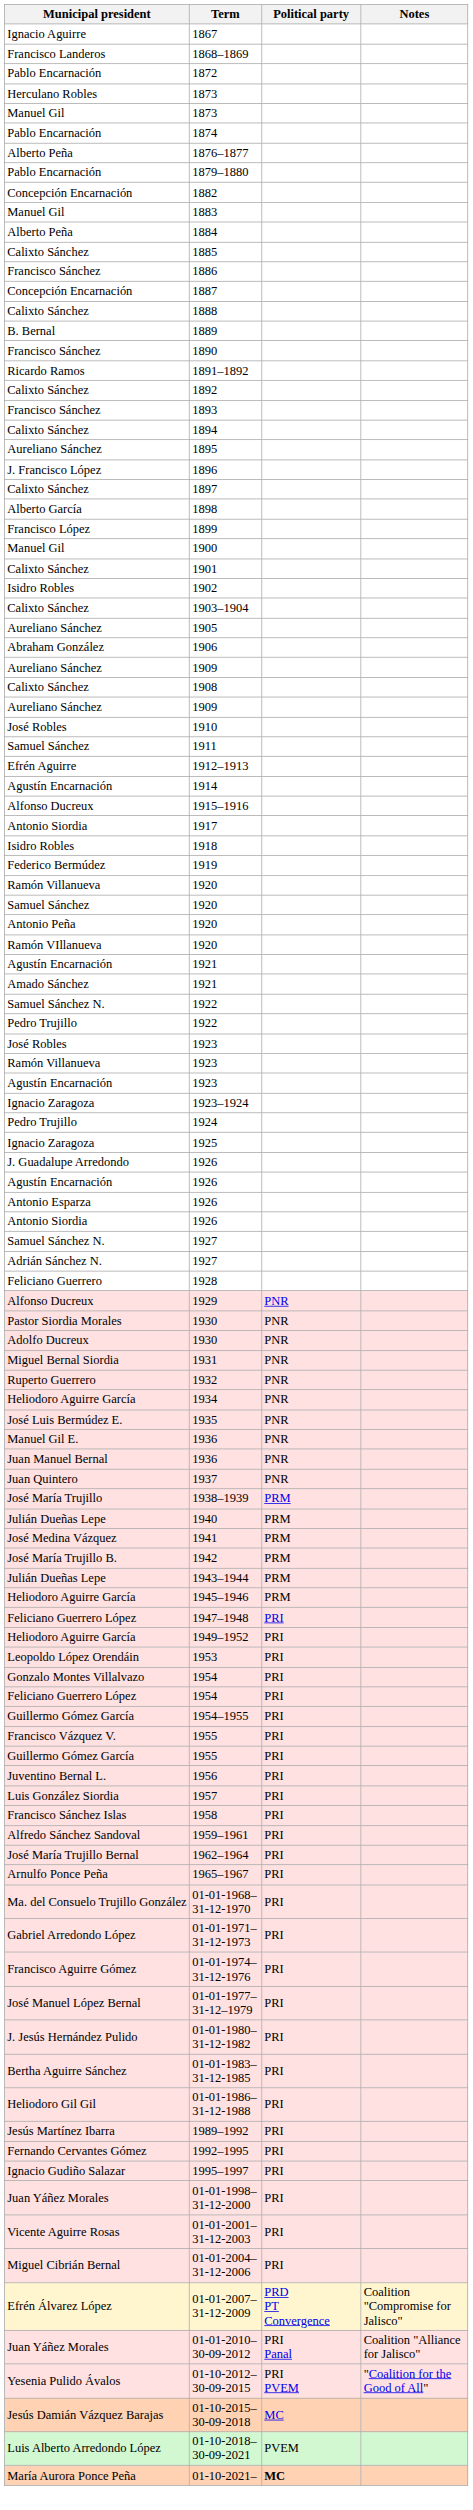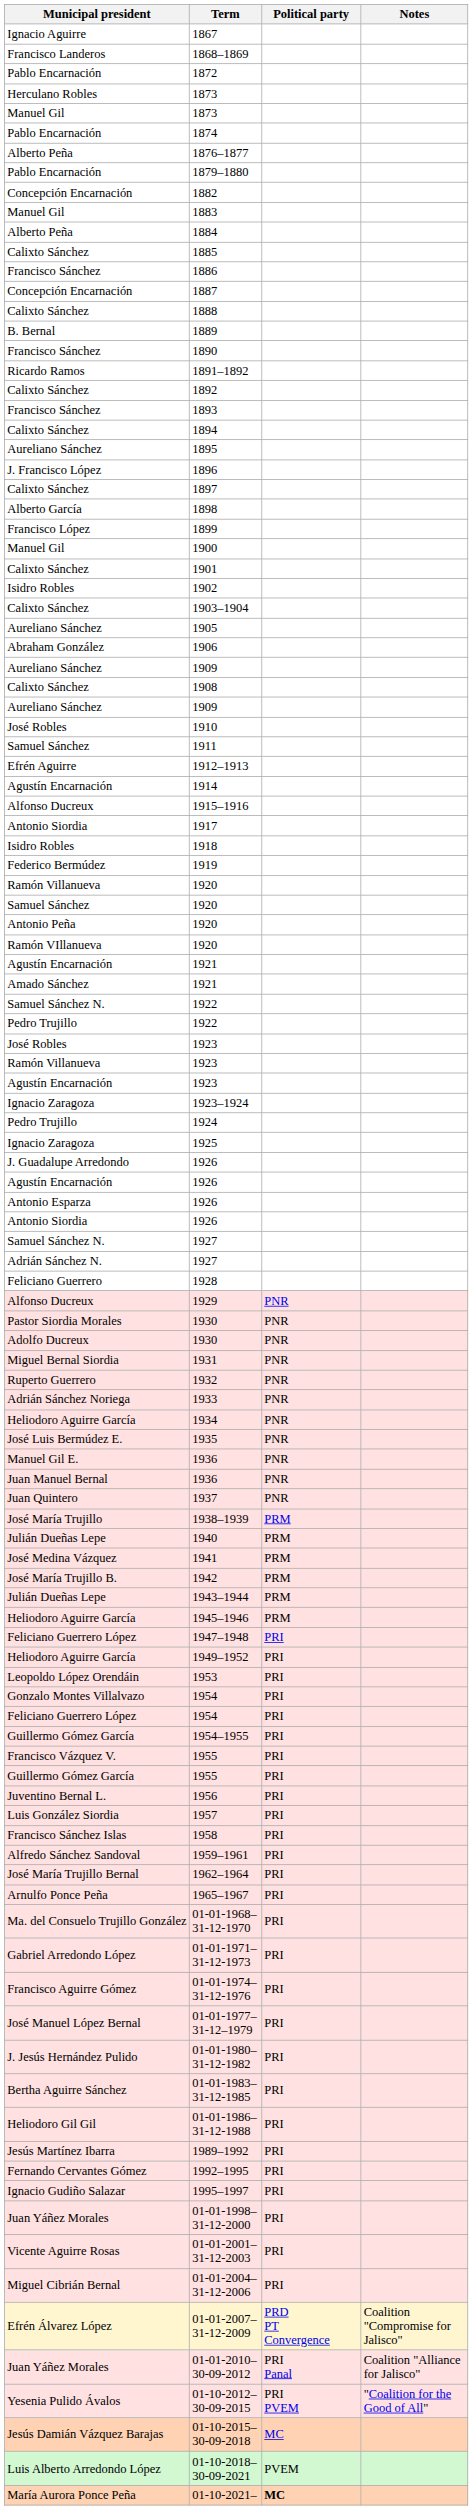+ row: (69, 1399)
